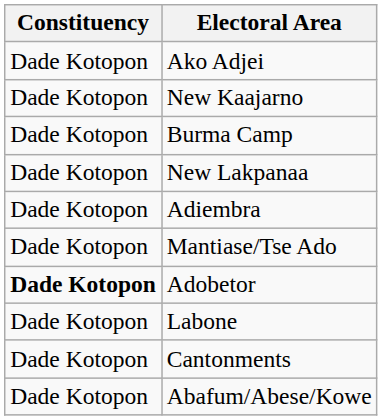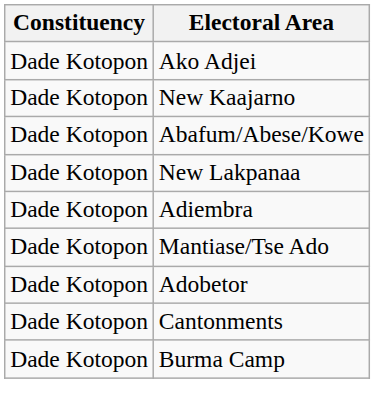rows swapped: (269, 396) <-> (230, 135)
(83, 284) bold -> (79, 284) normal
- row: (202, 321)
